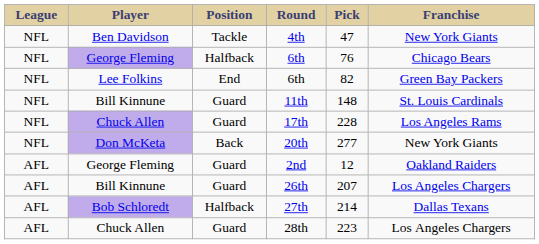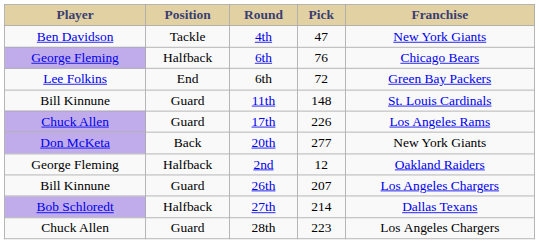- column: (36, 15)
(347, 79) 82 -> (321, 79) 72
(347, 121) 228 -> (321, 121) 226
(229, 164) Guard -> (188, 164) Halfback
